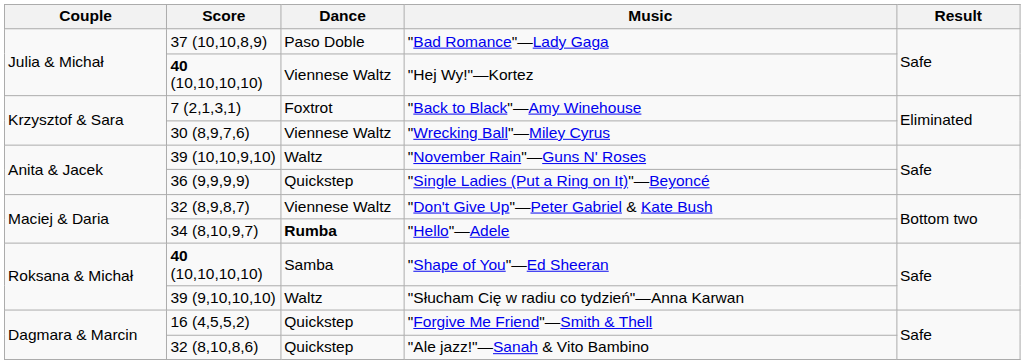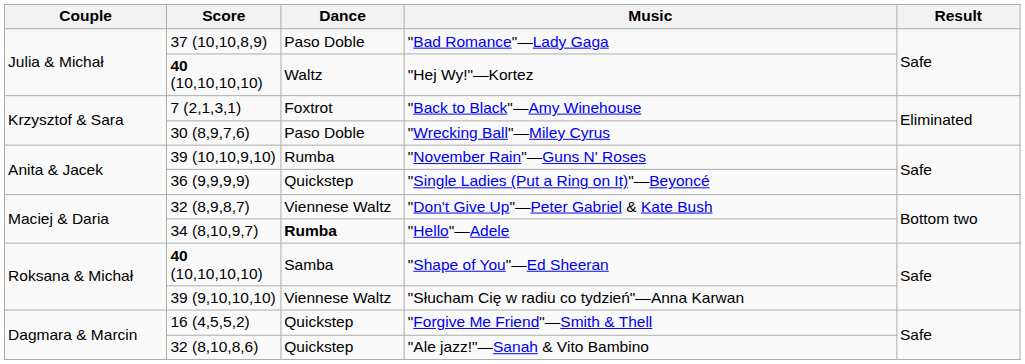(338, 74) Viennese Waltz -> (303, 74) Waltz
(338, 132) Viennese Waltz -> (324, 132) Paso Doble
(303, 157) Waltz -> (309, 157) Rumba
(303, 297) Waltz -> (338, 297) Viennese Waltz
